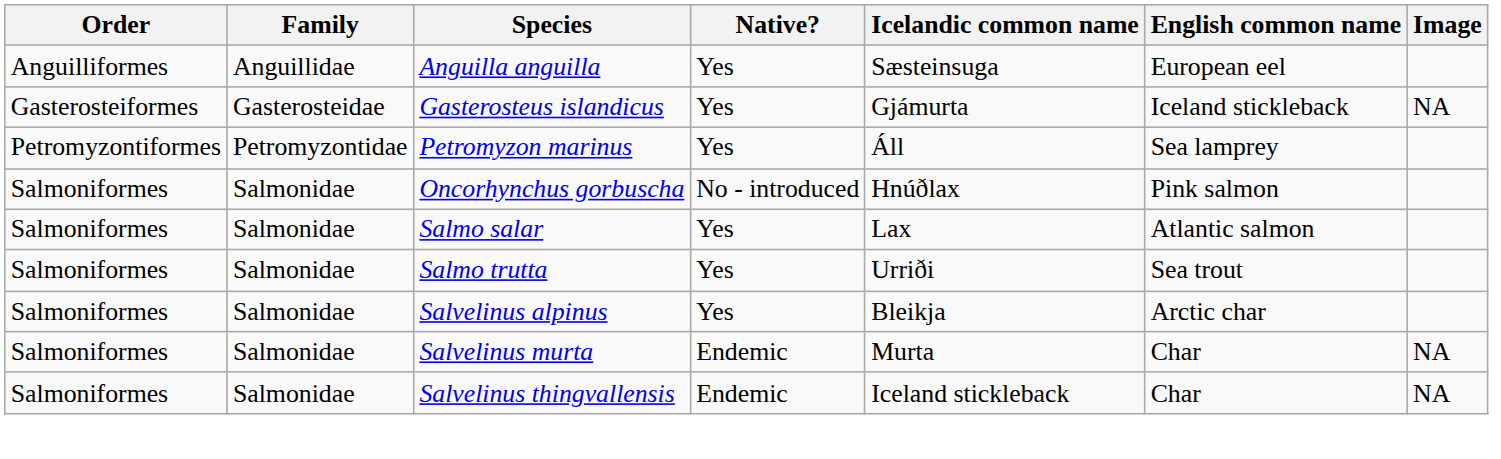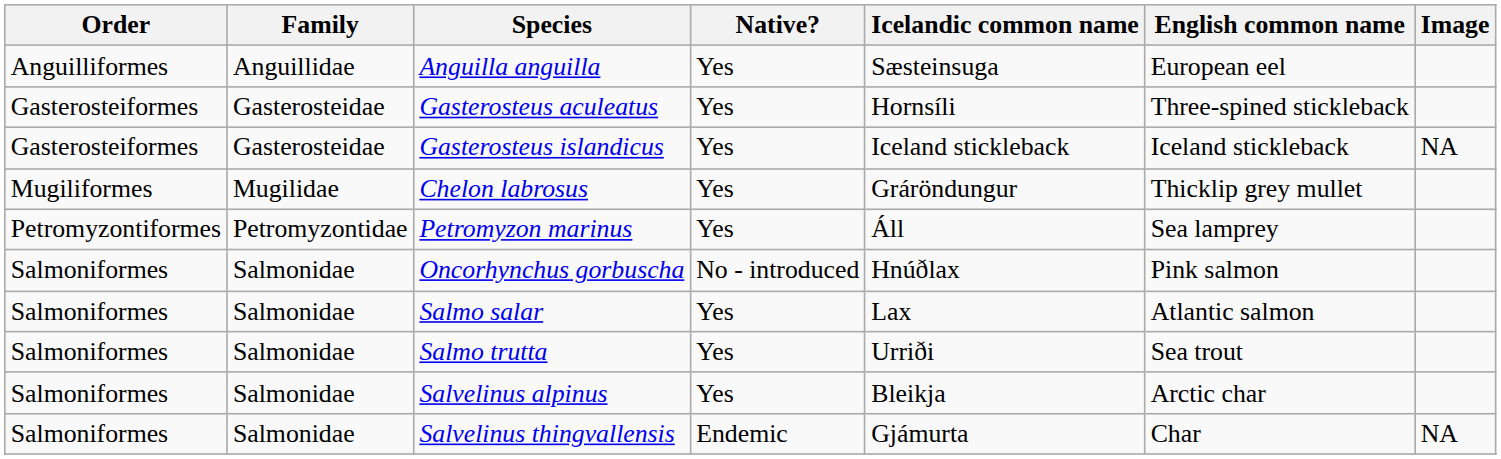+ row: (539, 106)
(920, 106) Gjámurta -> (970, 147) Iceland stickleback
+ row: (504, 188)
- row: (506, 351)
(970, 392) Iceland stickleback -> (920, 433) Gjámurta
